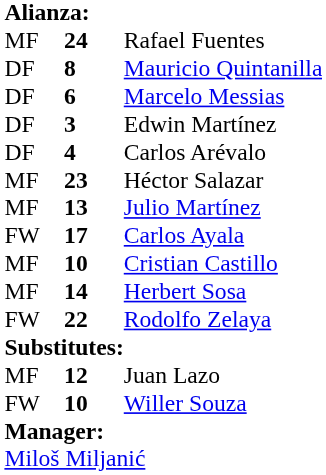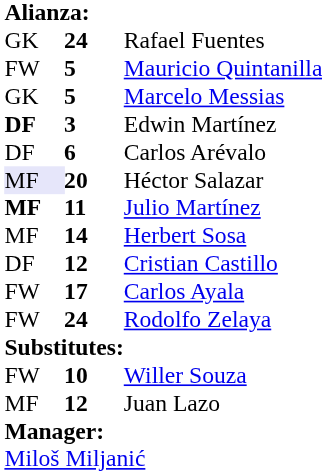(21, 40) MF -> (21, 40) GK
(19, 68) DF -> (22, 68) FW
(70, 68) 8 -> (70, 68) 5
(19, 96) DF -> (21, 96) GK
(70, 96) 6 -> (70, 96) 5
(19, 124) normal -> (20, 124) bold
(70, 152) 4 -> (70, 152) 6
(21, 179) no background -> (21, 179) lavender background
(76, 179) 23 -> (76, 179) 20
(21, 207) normal -> (23, 207) bold
(76, 207) 13 -> (75, 207) 11
rows swapped: (185, 291) <-> (184, 235)
(21, 263) MF -> (19, 263) DF
(76, 263) 10 -> (76, 263) 12
(76, 319) 22 -> (76, 319) 24
rows swapped: (185, 402) <-> (172, 375)
